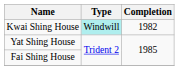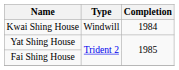(101, 27) paleturquoise background -> (101, 27) no background
(148, 27) 1982 -> (148, 27) 1984
